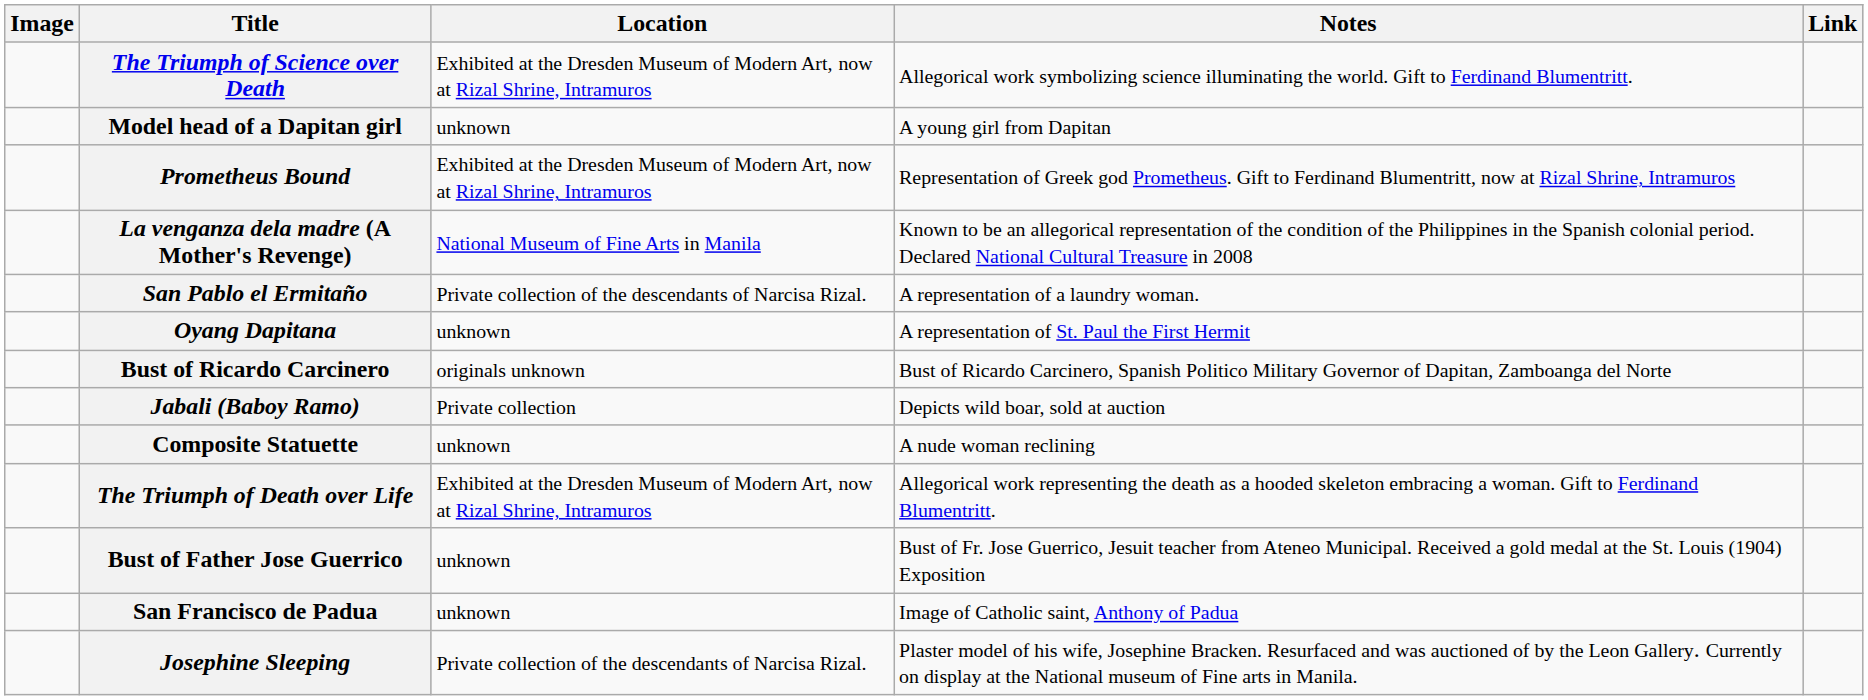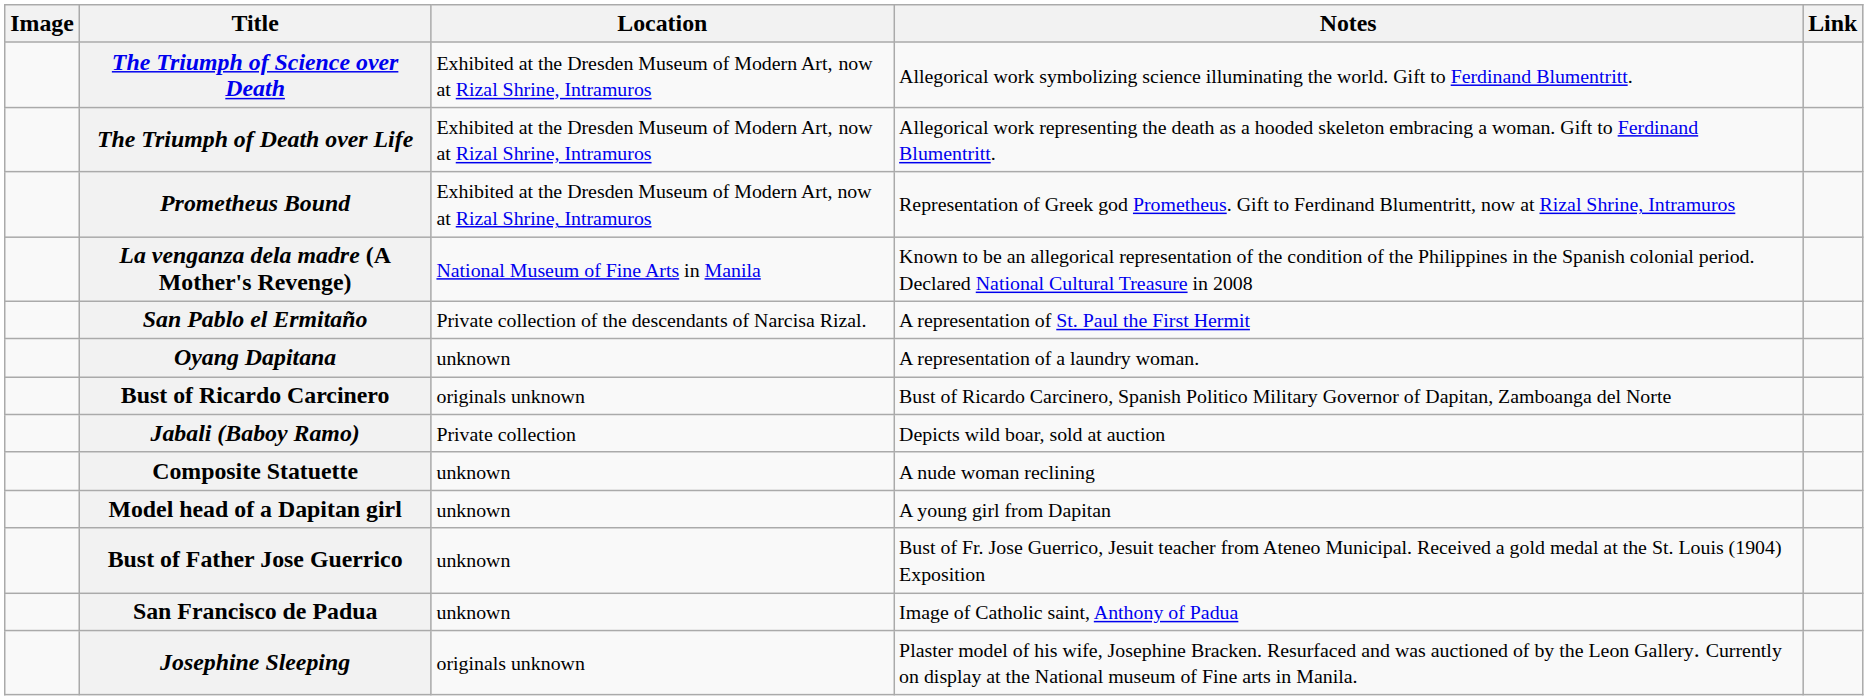rows swapped: (255, 495) <-> (255, 125)
(1049, 294) A representation of a laundry woman. -> (1075, 321) A representation of St. Paul the First Hermit
(1075, 332) A representation of St. Paul the First Hermit -> (1049, 359) A representation of a laundry woman.
(652, 663) Private collection of the descendants of Narcisa Rizal. -> (511, 663) originals unknown
